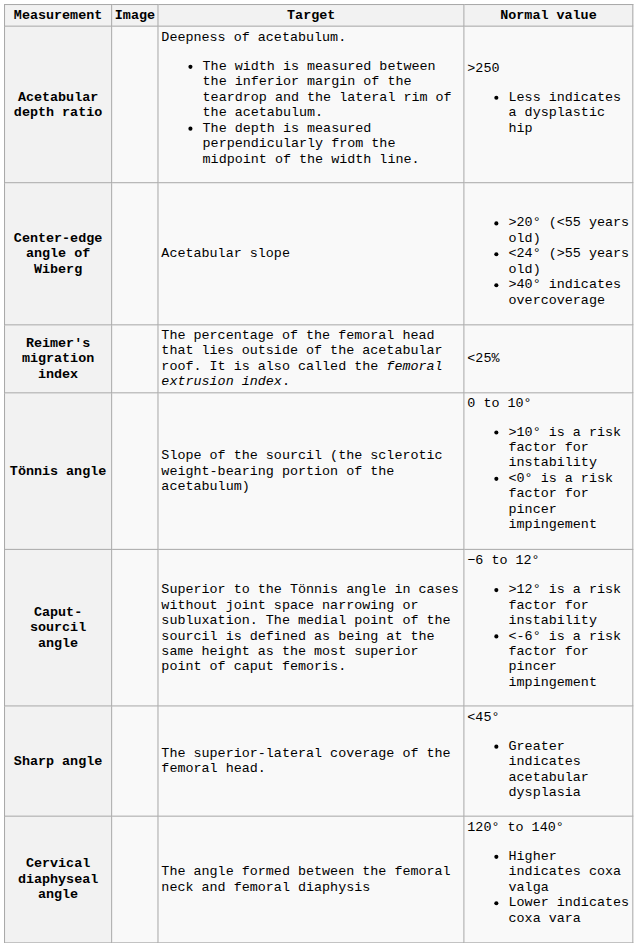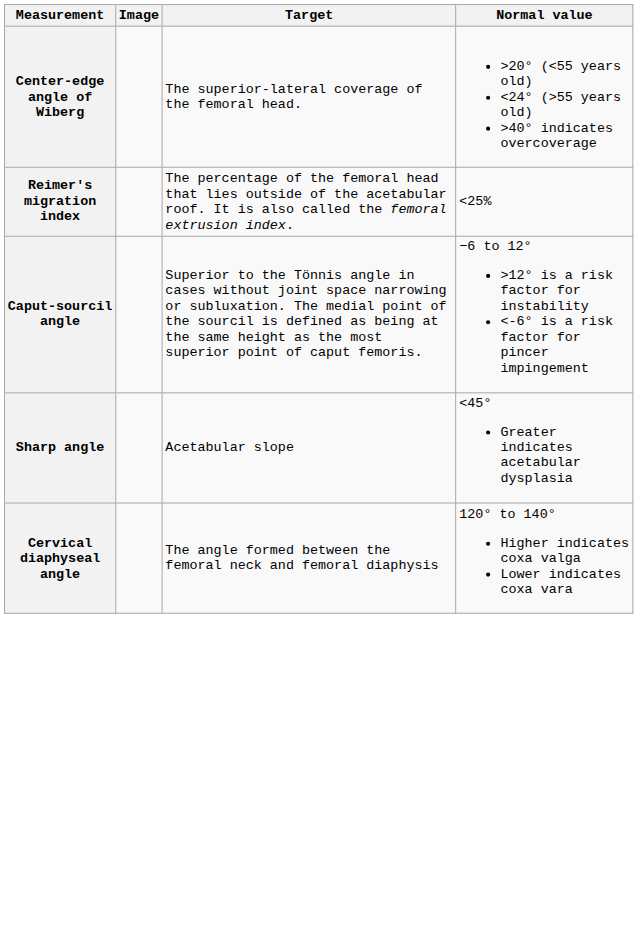- row: (58, 105)
(226, 254) Acetabular slope -> (294, 97) The superior-lateral coverage of the femoral head.
- row: (58, 471)
(306, 761) The superior-lateral coverage of the femoral head. -> (230, 448) Acetabular slope
